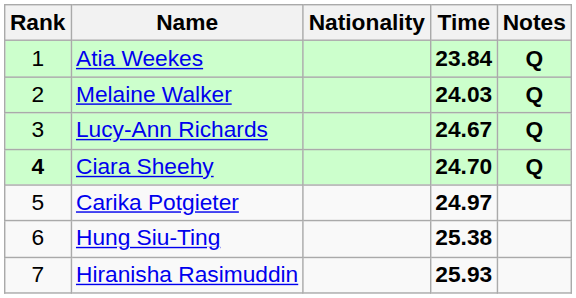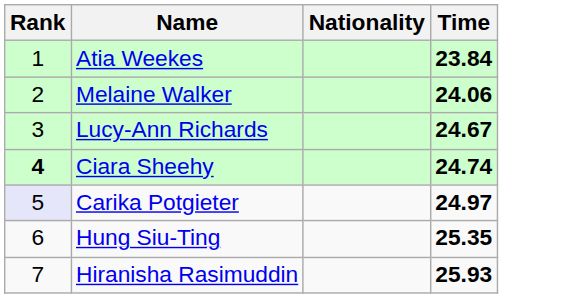- column: (534, 22)
(464, 94) 24.03 -> (464, 94) 24.06
(464, 166) 24.70 -> (464, 166) 24.74
(38, 202) no background -> (38, 202) lavender background
(464, 238) 25.38 -> (464, 238) 25.35
